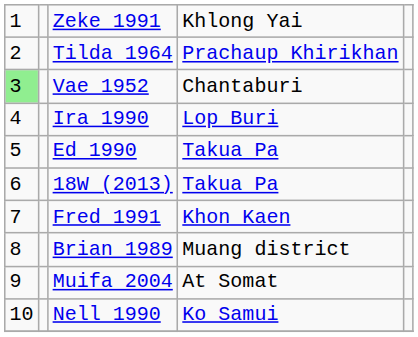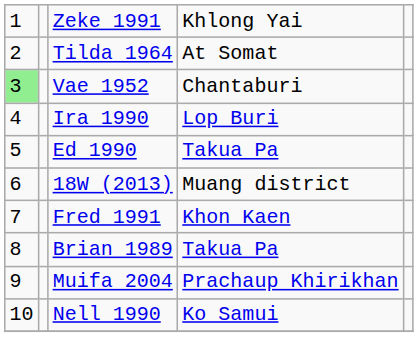(290, 54) Prachaup Khirikhan -> (230, 54) At Somat
(230, 184) Takua Pa -> (266, 184) Muang district
(266, 249) Muang district -> (230, 249) Takua Pa
(230, 282) At Somat -> (290, 282) Prachaup Khirikhan
